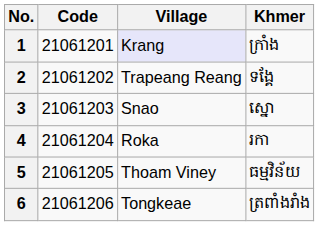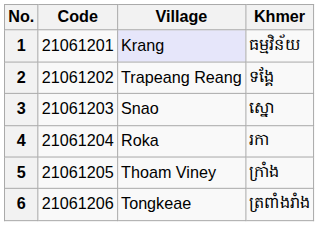(264, 44) ក្រាំង -> (274, 44) ធម្មវិន័យ
(274, 171) ធម្មវិន័យ -> (264, 171) ក្រាំង
